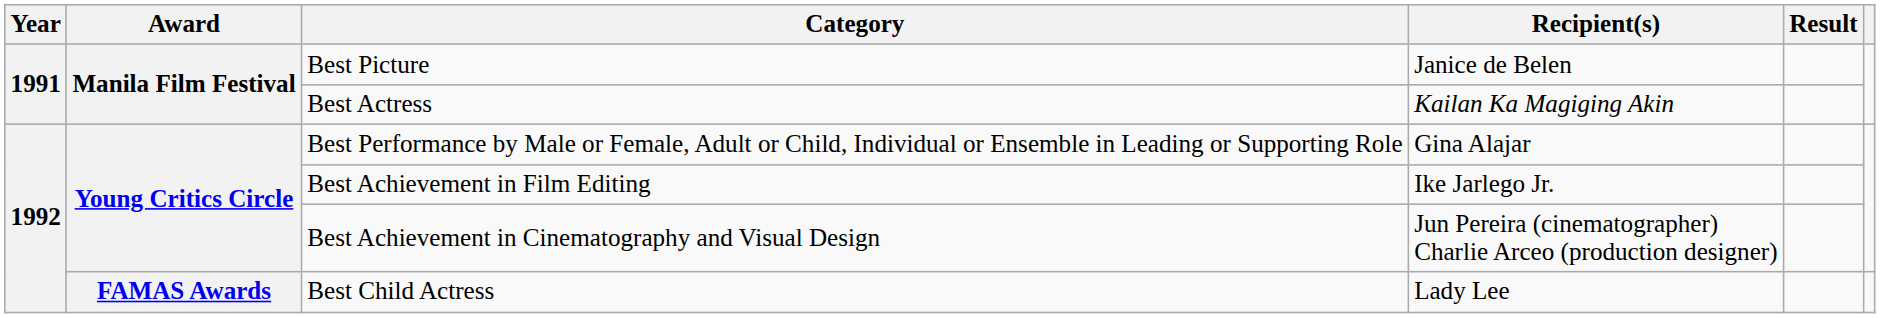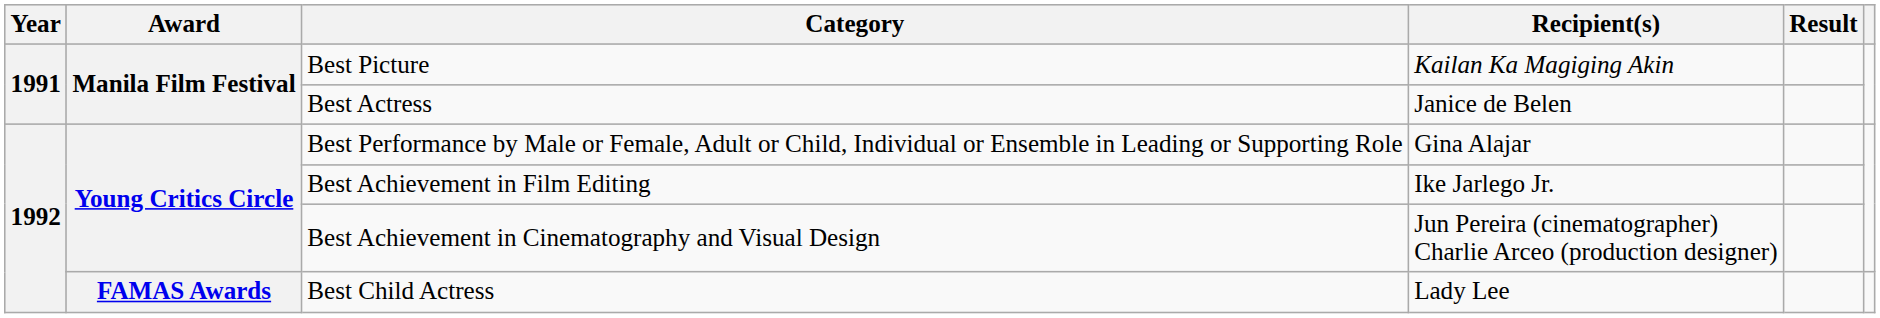(1493, 64) Janice de Belen -> (1544, 64) Kailan Ka Magiging Akin
(1544, 104) Kailan Ka Magiging Akin -> (1493, 104) Janice de Belen
